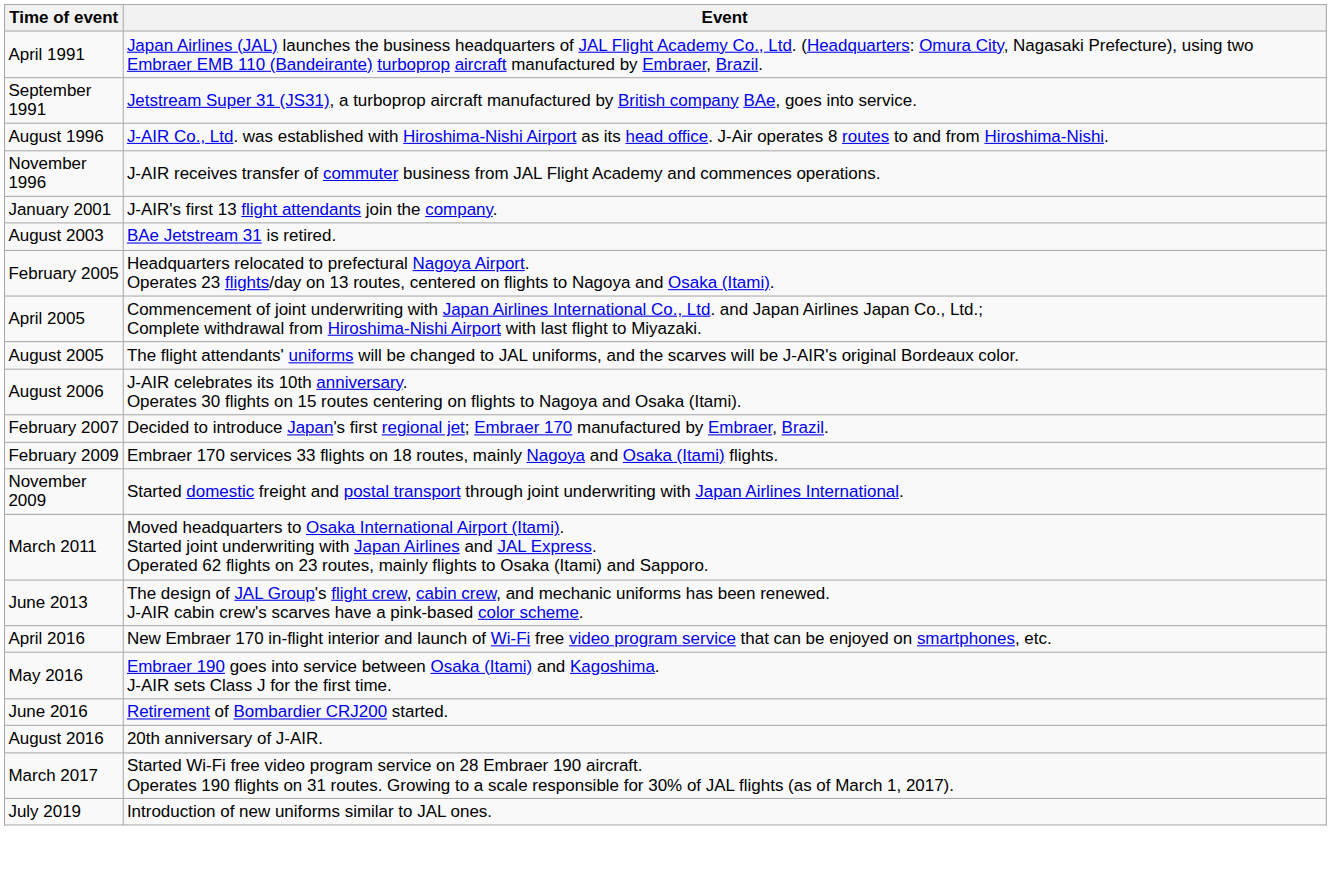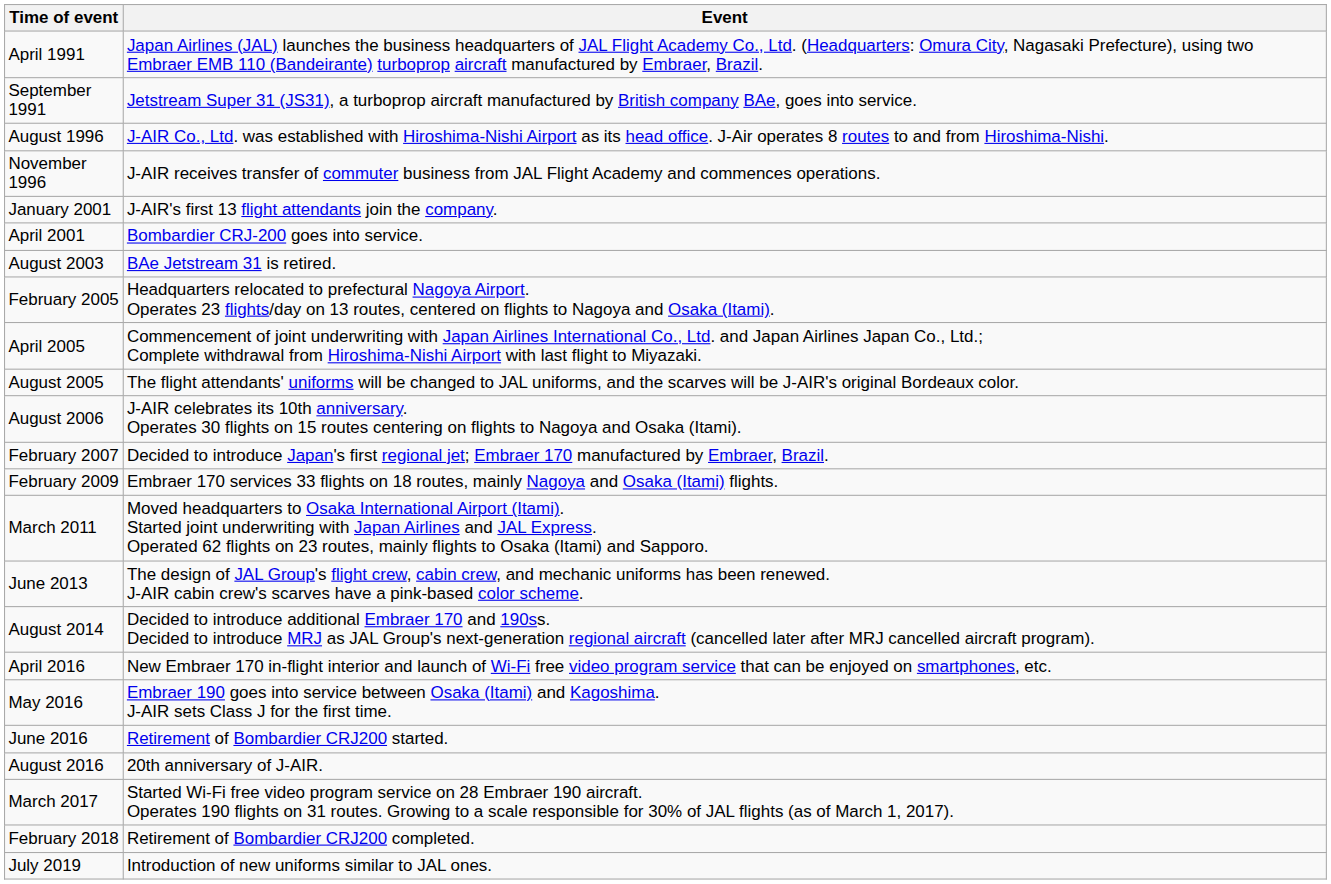+ row: (47, 236)
- row: (48, 491)
+ row: (56, 629)
+ row: (64, 838)
